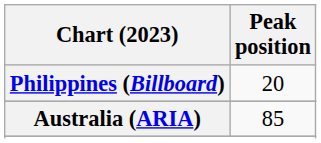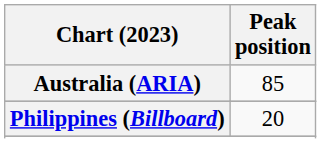rows swapped: (117, 118) <-> (117, 82)
